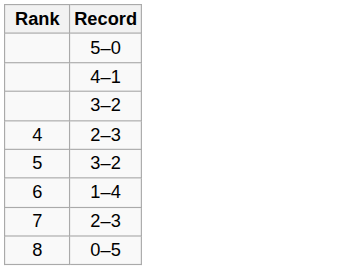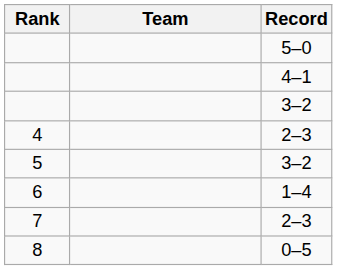+ column: (165, 18)
